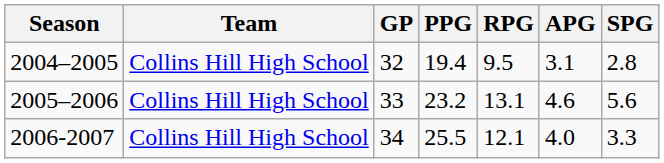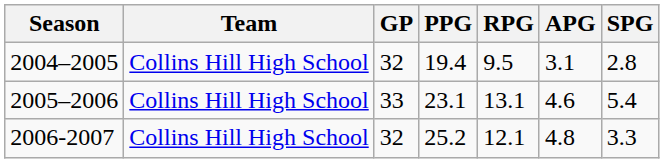(445, 99) 23.2 -> (445, 99) 23.1
(622, 99) 5.6 -> (622, 99) 5.4
(392, 137) 34 -> (392, 137) 32
(445, 137) 25.5 -> (445, 137) 25.2
(560, 137) 4.0 -> (560, 137) 4.8
